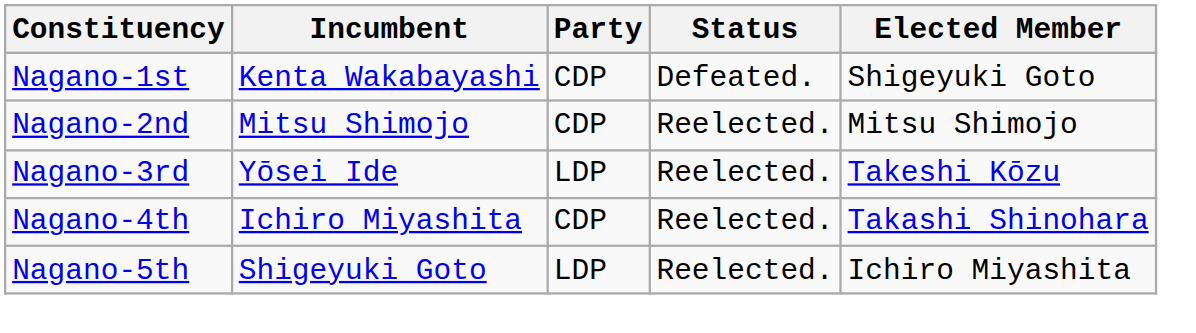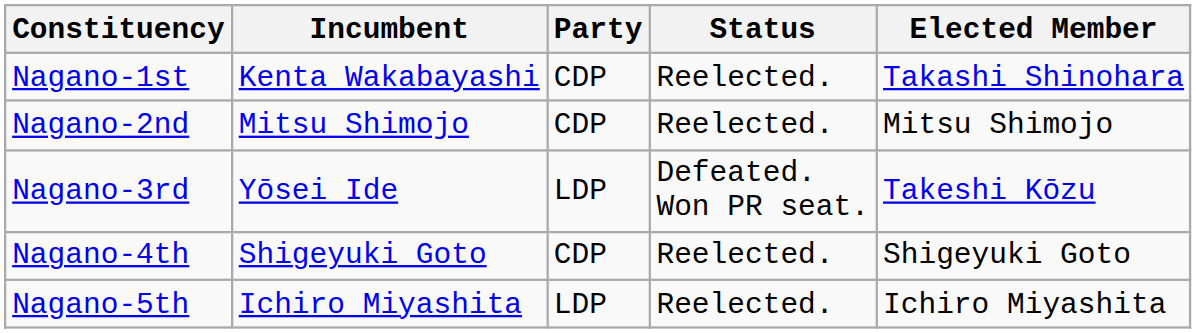(736, 77) Defeated. -> (745, 77) Reelected.
(972, 77) Shigeyuki Goto -> (1034, 77) Takashi Shinohara
(745, 173) Reelected. -> (763, 190) Defeated. Won PR seat.
(380, 222) Ichiro Miyashita -> (363, 256) Shigeyuki Goto
(998, 222) Takashi Shinohara -> (1007, 256) Shigeyuki Goto
(363, 270) Shigeyuki Goto -> (380, 304) Ichiro Miyashita
